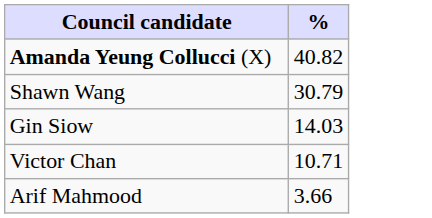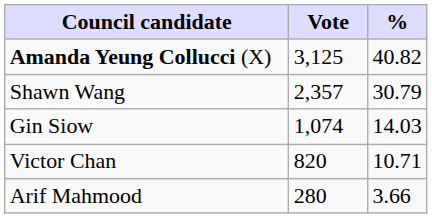+ column: (328, 21)
